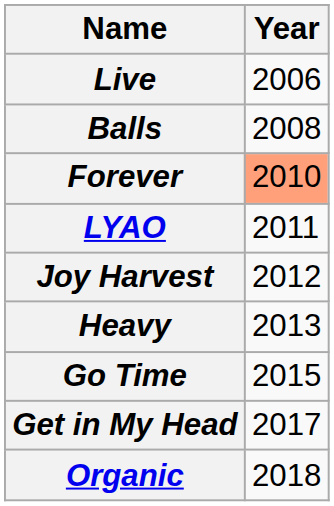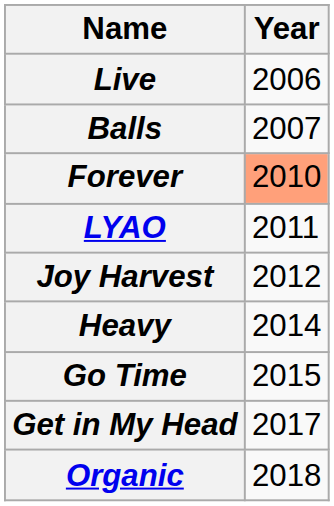(287, 128) 2008 -> (287, 128) 2007
(287, 326) 2013 -> (287, 326) 2014
